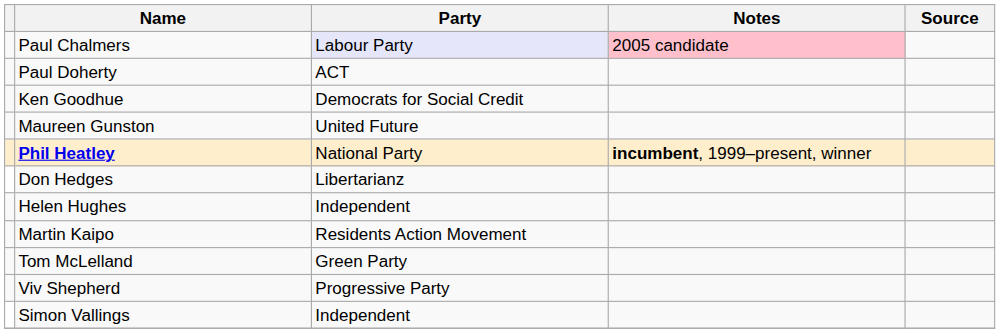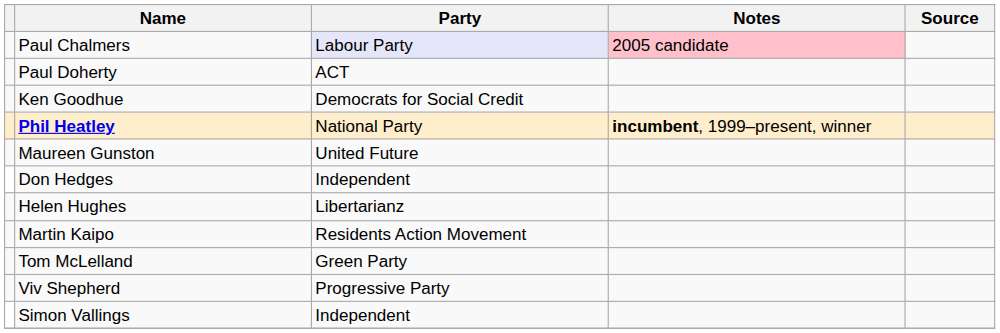rows swapped: (86, 126) <-> (67, 153)
(360, 180) Libertarianz -> (363, 180) Independent
(363, 207) Independent -> (360, 207) Libertarianz
